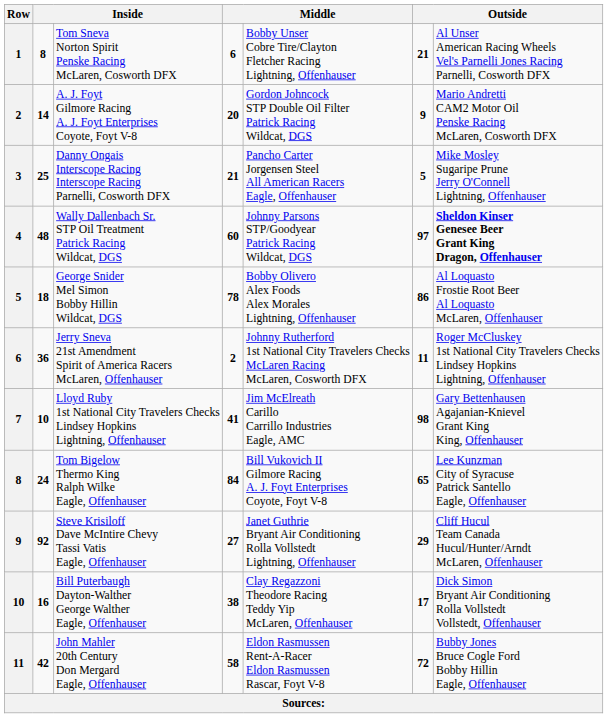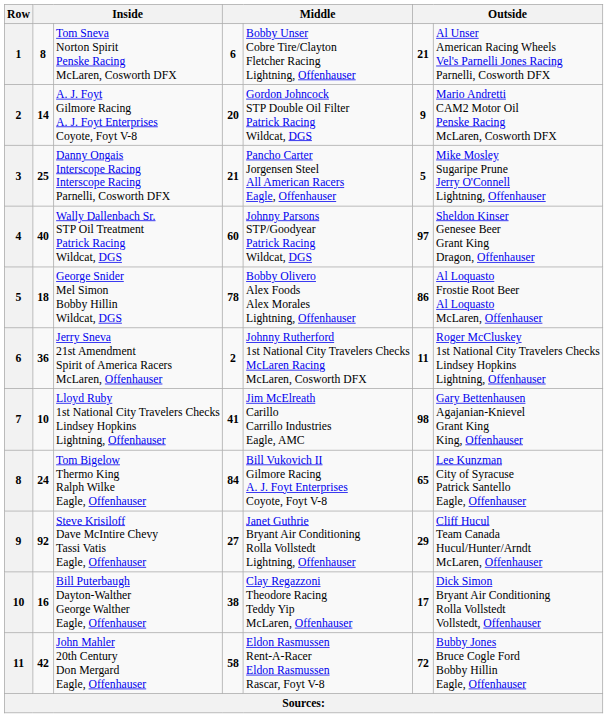(43, 237) 48 -> (43, 237) 40
(489, 237) bold -> (485, 237) normal
